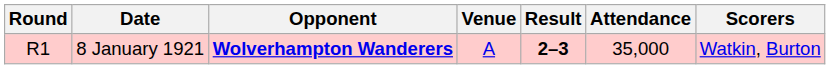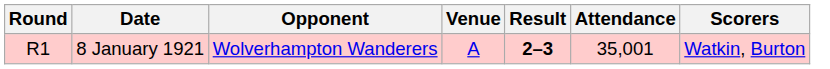(333, 48) bold -> (325, 48) normal
(641, 48) 35,000 -> (625, 48) 35,001
